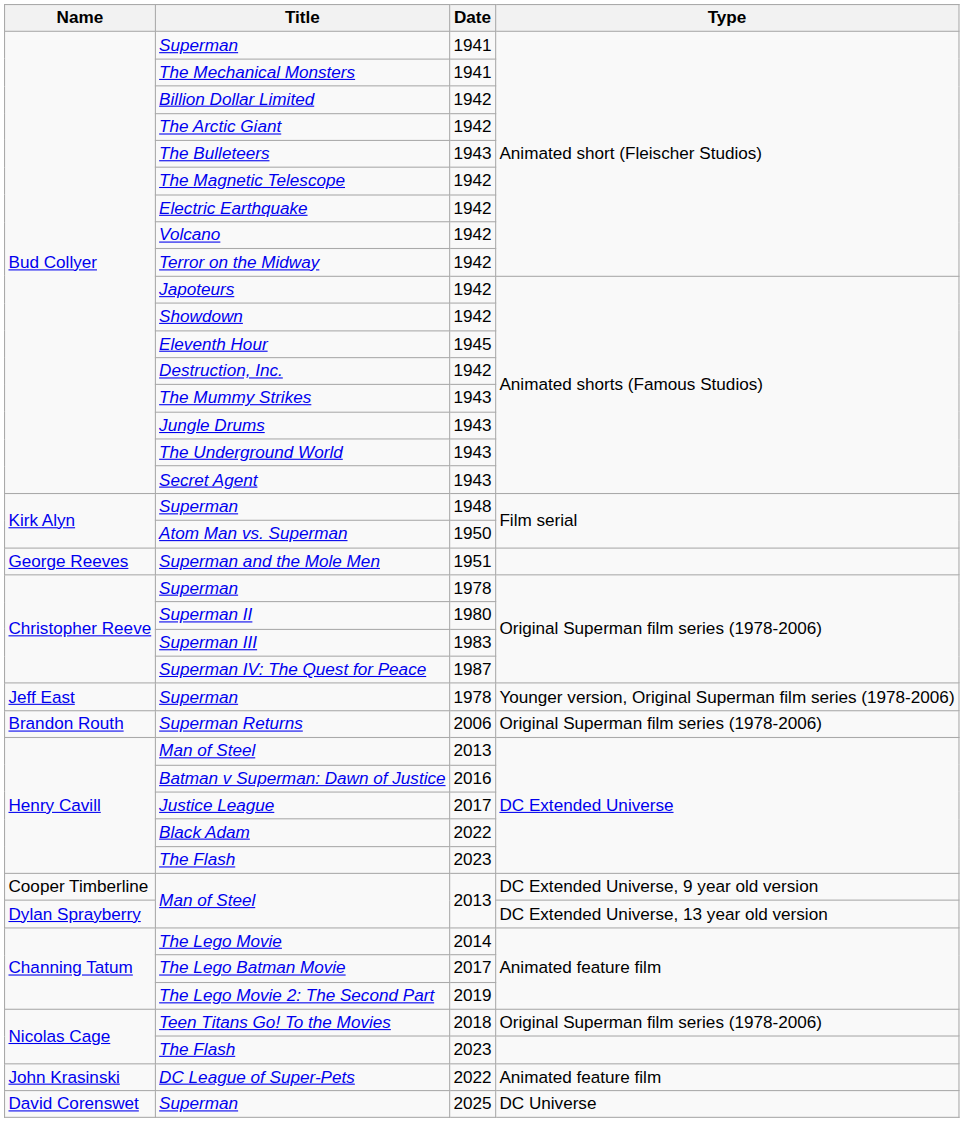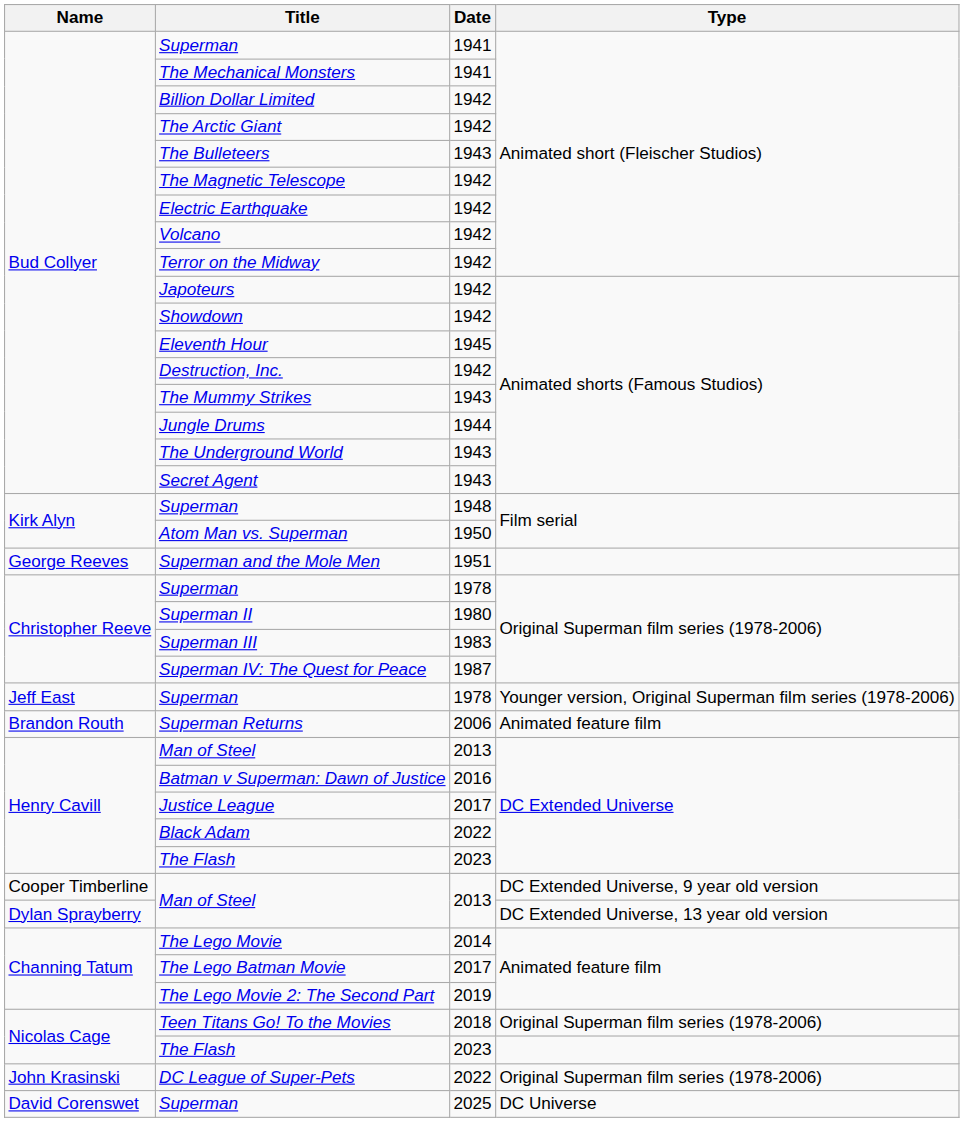(472, 425) 1943 -> (472, 425) 1944
(661, 724) Original Superman film series (1978-2006) -> (580, 724) Animated feature film
(580, 1076) Animated feature film -> (661, 1076) Original Superman film series (1978-2006)
